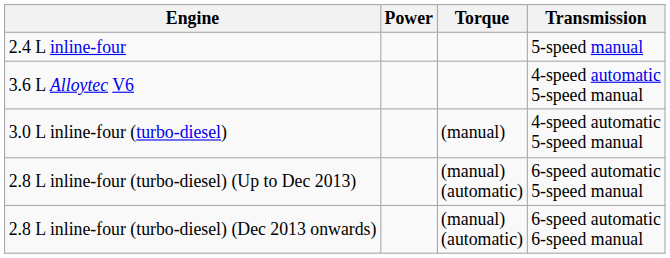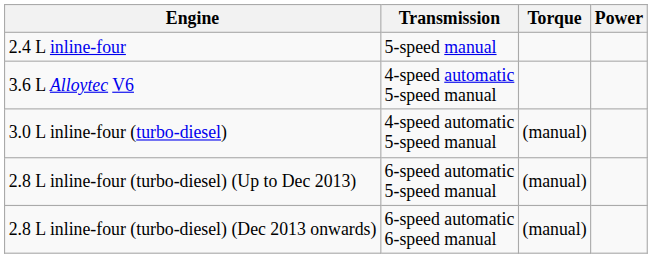columns swapped: (409, 18) <-> (596, 18)
(482, 181) (manual) (automatic) -> (555, 181) (manual)
(482, 229) (manual) (automatic) -> (555, 229) (manual)
